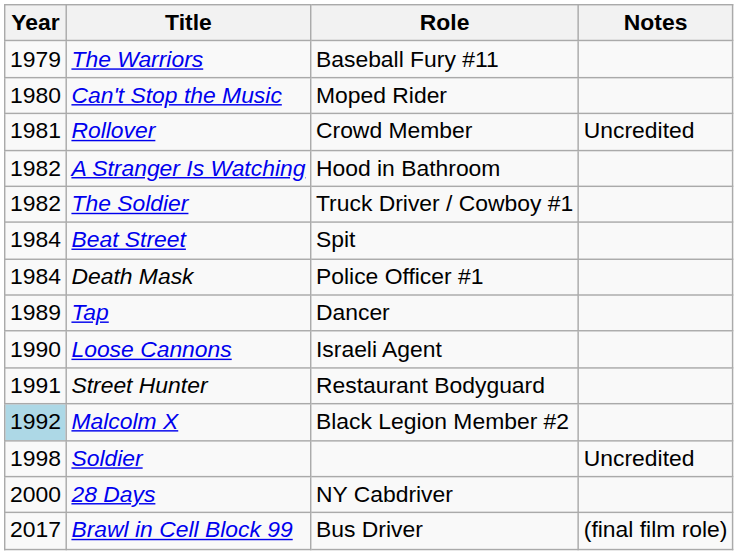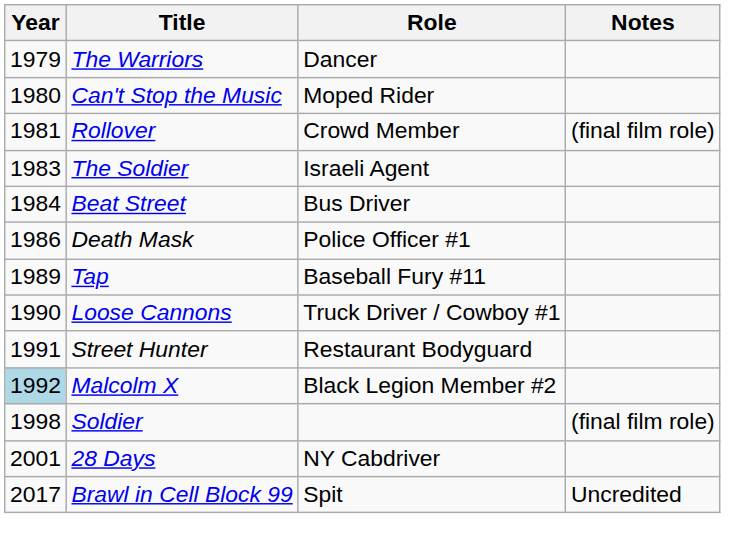(407, 58) Baseball Fury #11 -> (340, 58) Dancer
(639, 131) Uncredited -> (643, 131) (final film role)
- row: (188, 167)
(35, 204) 1982 -> (35, 167) 1983
(445, 204) Truck Driver / Cowboy #1 -> (366, 167) Israeli Agent
(336, 240) Spit -> (357, 204) Bus Driver
(35, 276) 1984 -> (35, 240) 1986
(353, 312) Dancer -> (395, 276) Baseball Fury #11
(379, 349) Israeli Agent -> (432, 312) Truck Driver / Cowboy #1
(639, 458) Uncredited -> (643, 421) (final film role)
(35, 494) 2000 -> (35, 458) 2001
(369, 530) Bus Driver -> (323, 494) Spit
(656, 530) (final film role) -> (626, 494) Uncredited
